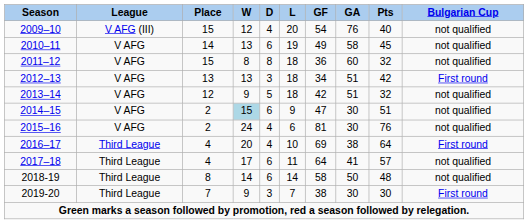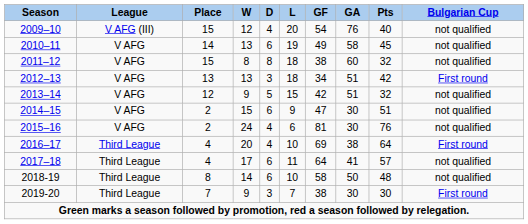(321, 62) 36 -> (321, 62) 38
(292, 95) 18 -> (292, 95) 15
(247, 111) lightblue background -> (247, 111) no background
(292, 177) 14 -> (292, 177) 10
